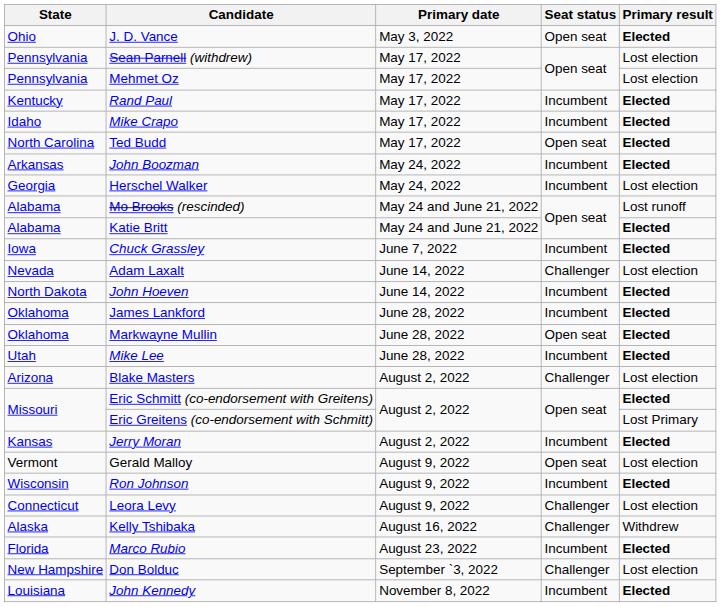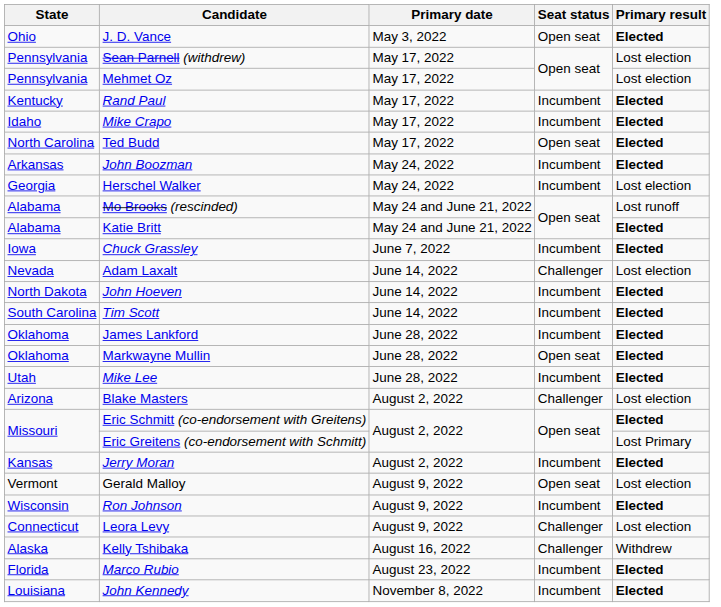+ row: (131, 313)
- row: (144, 569)
